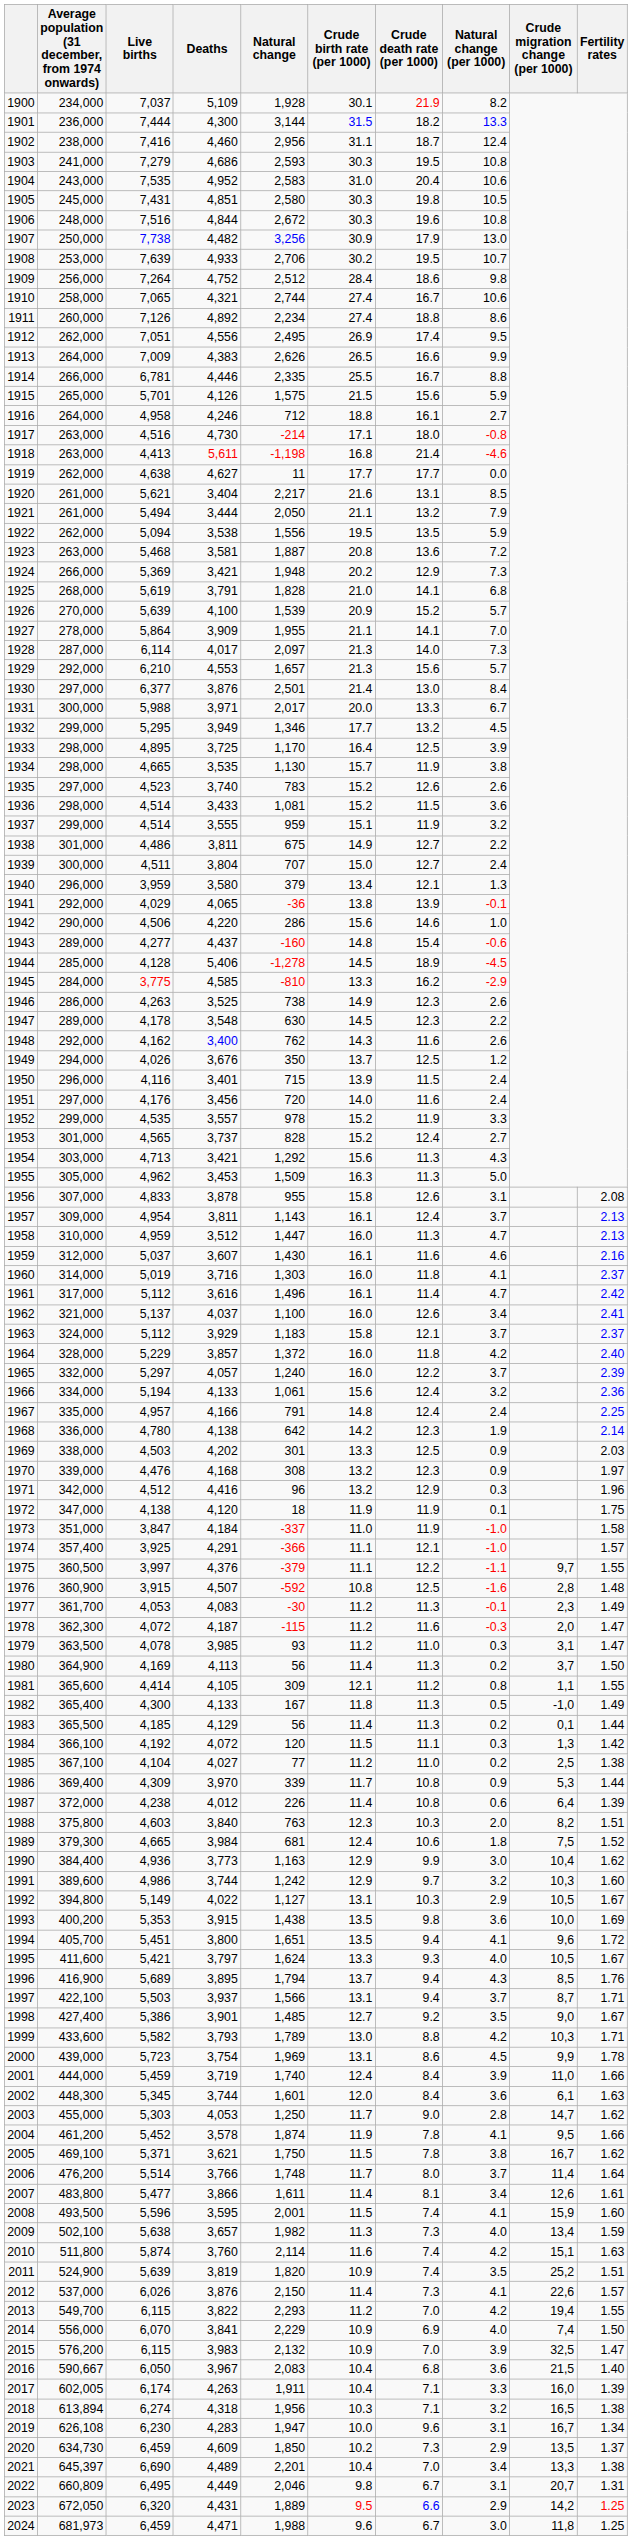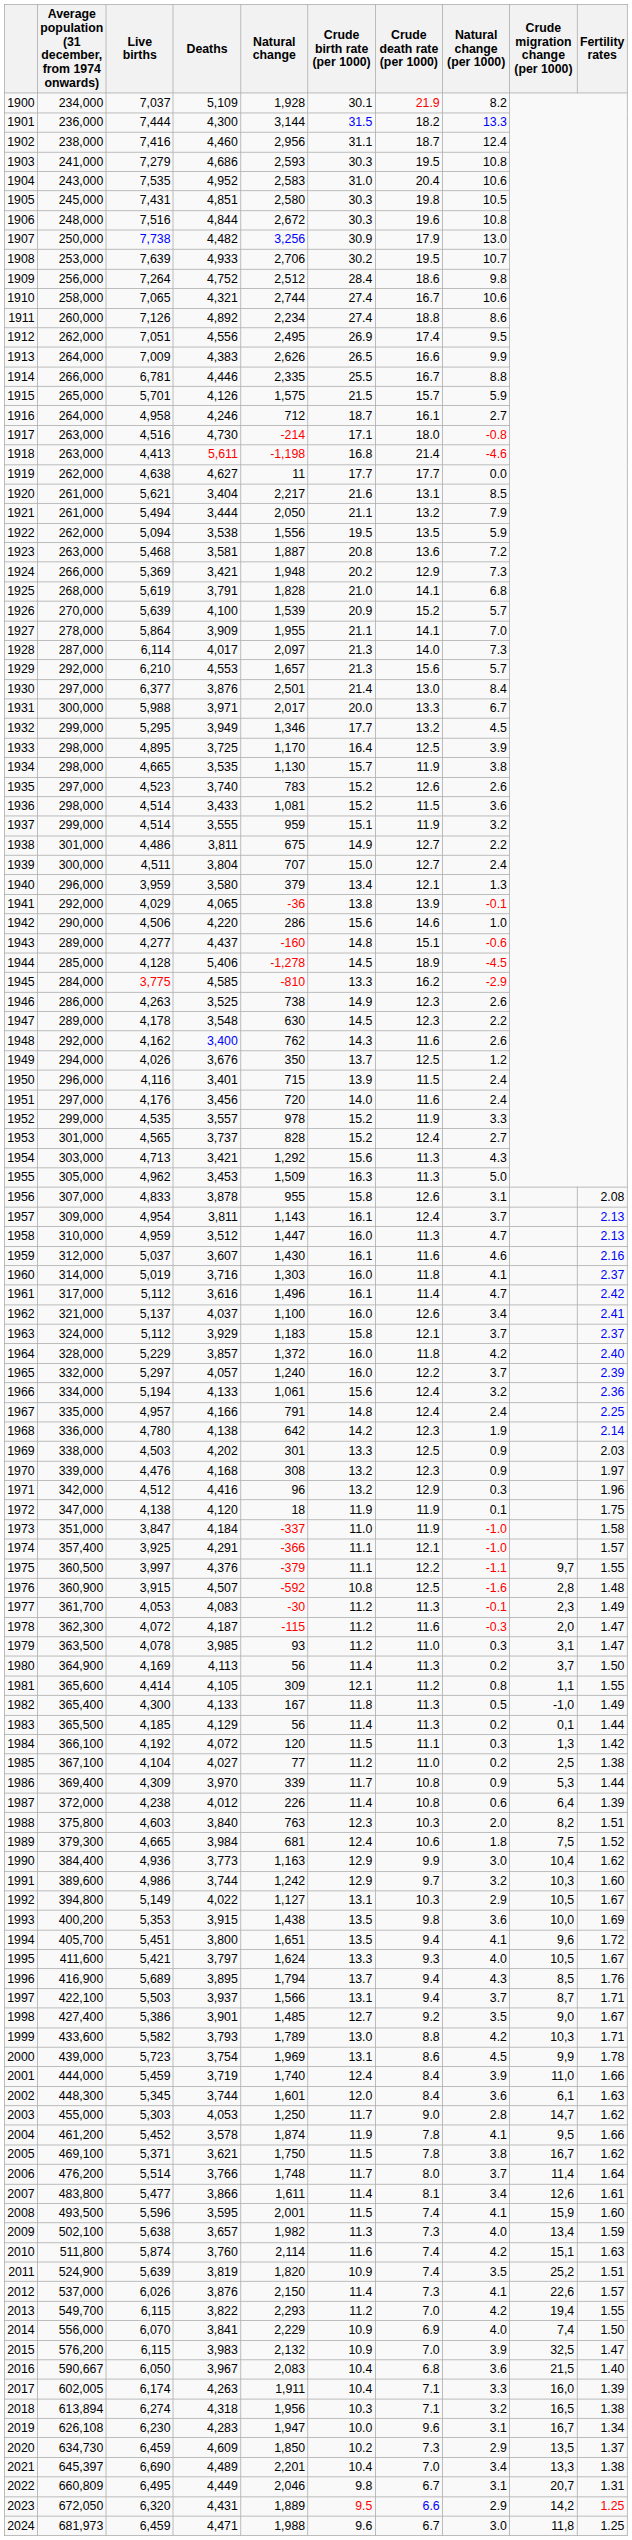(428, 396) 15.6 -> (428, 396) 15.7
(360, 415) 18.8 -> (360, 415) 18.7
(428, 943) 15.4 -> (428, 943) 15.1
